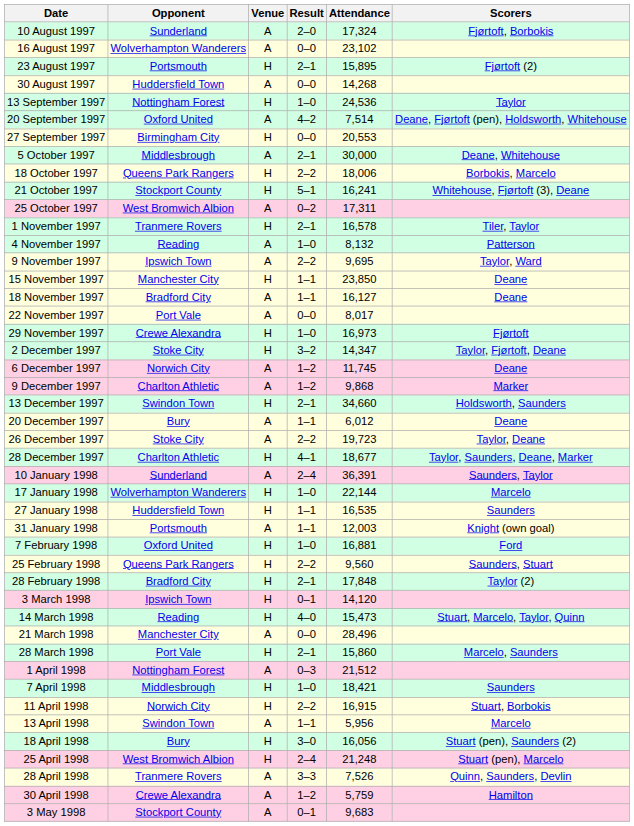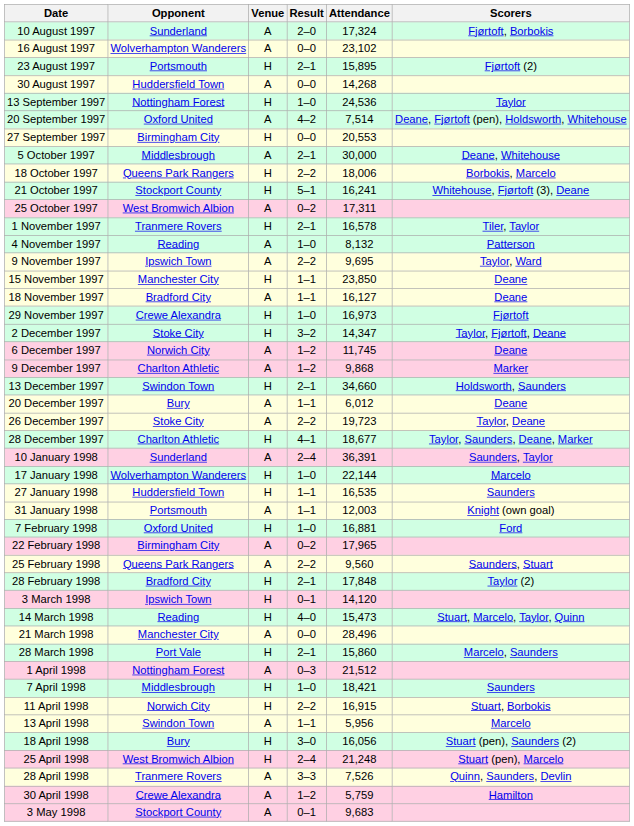- row: (56, 315)
+ row: (56, 546)
(268, 564) H -> (268, 564) A
